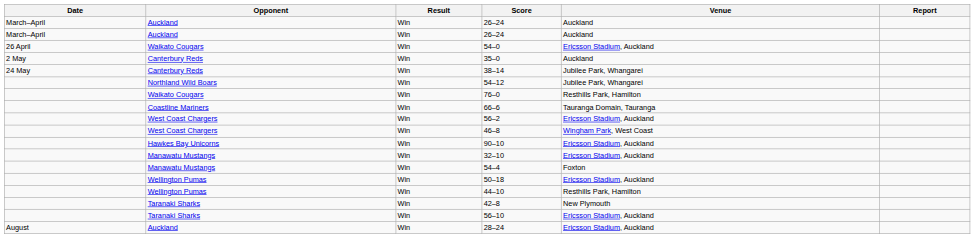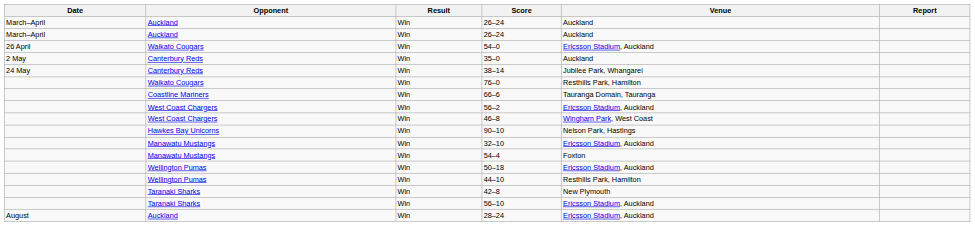- row: (182, 83)
(608, 143) Ericsson Stadium, Auckland -> (599, 131) Nelson Park, Hastings
